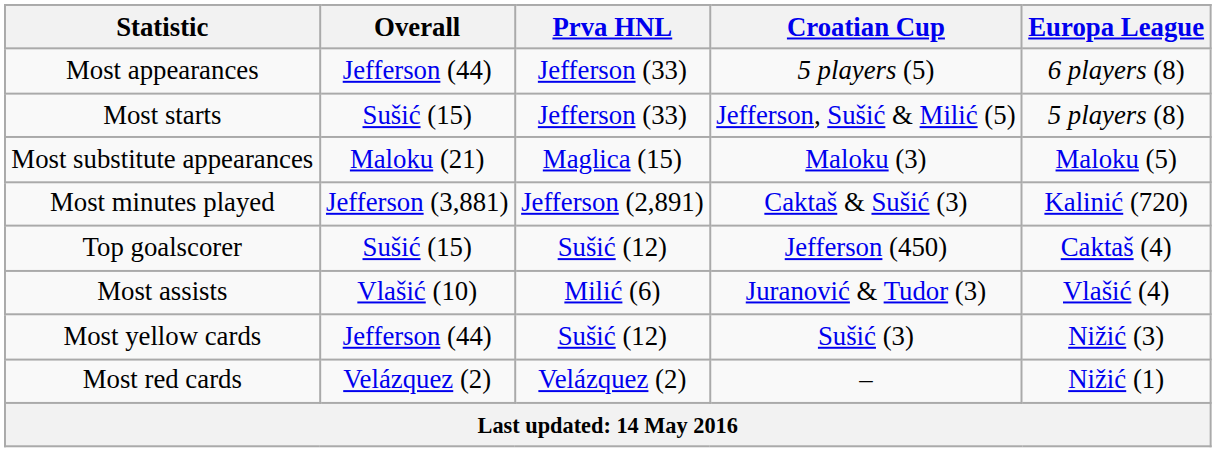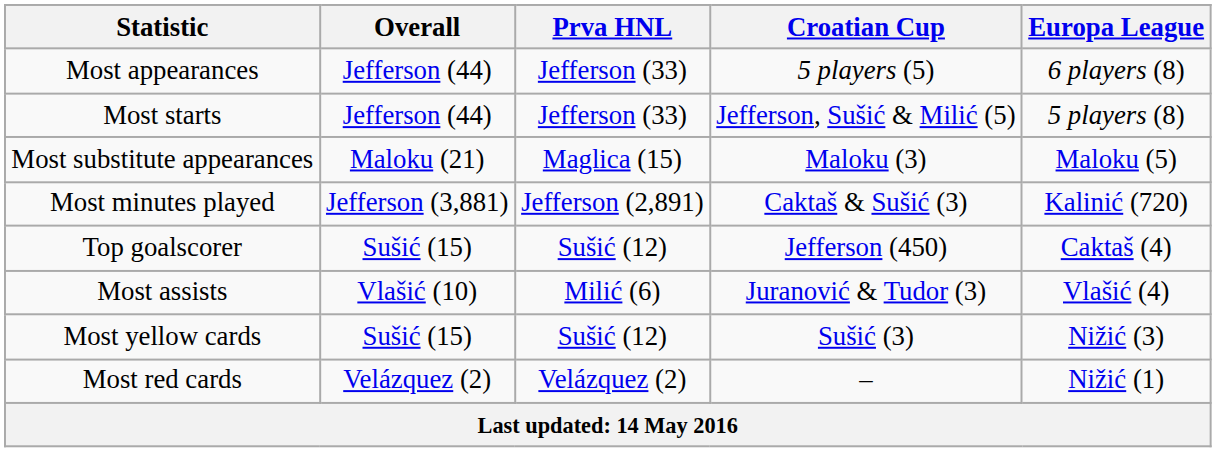(417, 114) Sušić (15) -> (417, 114) Jefferson (44)
(417, 335) Jefferson (44) -> (417, 335) Sušić (15)
